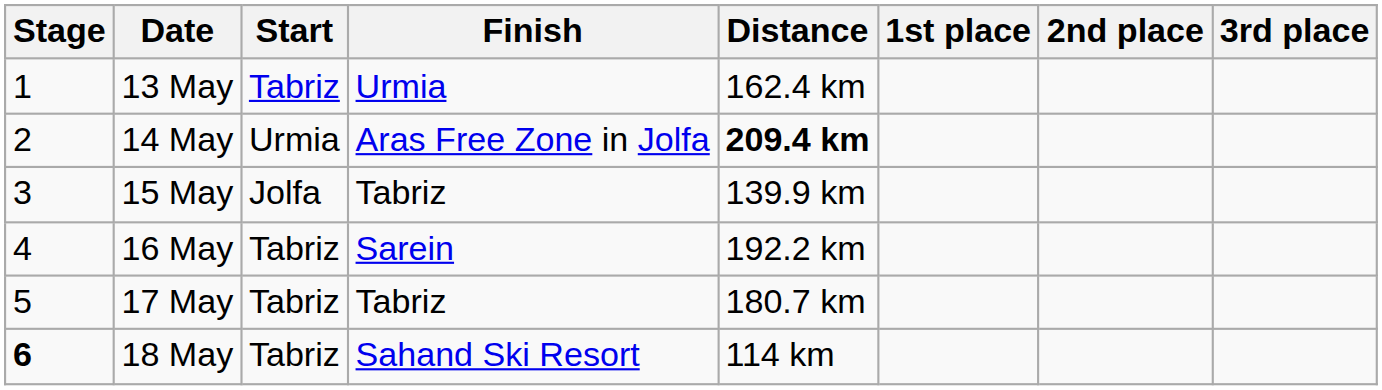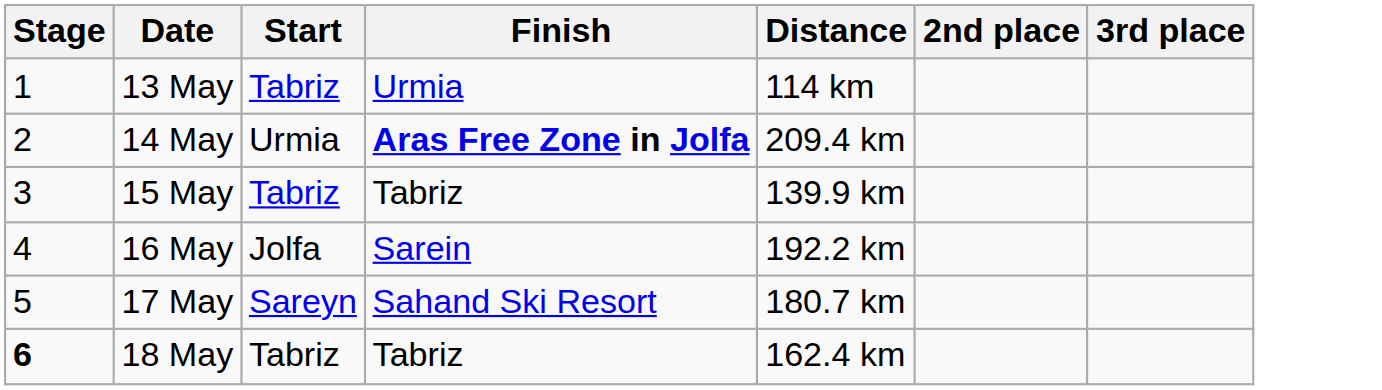- column: (958, 31)
(796, 85) 162.4 km -> (820, 85) 114 km
(533, 139) normal -> (561, 139) bold
(797, 139) bold -> (835, 139) normal
(285, 193) Jolfa -> (294, 193) Tabriz
(294, 247) Tabriz -> (285, 247) Jolfa
(294, 301) Tabriz -> (303, 301) Sareyn
(401, 301) Tabriz -> (515, 301) Sahand Ski Resort
(498, 355) Sahand Ski Resort -> (418, 355) Tabriz
(780, 355) 114 km -> (835, 355) 162.4 km
